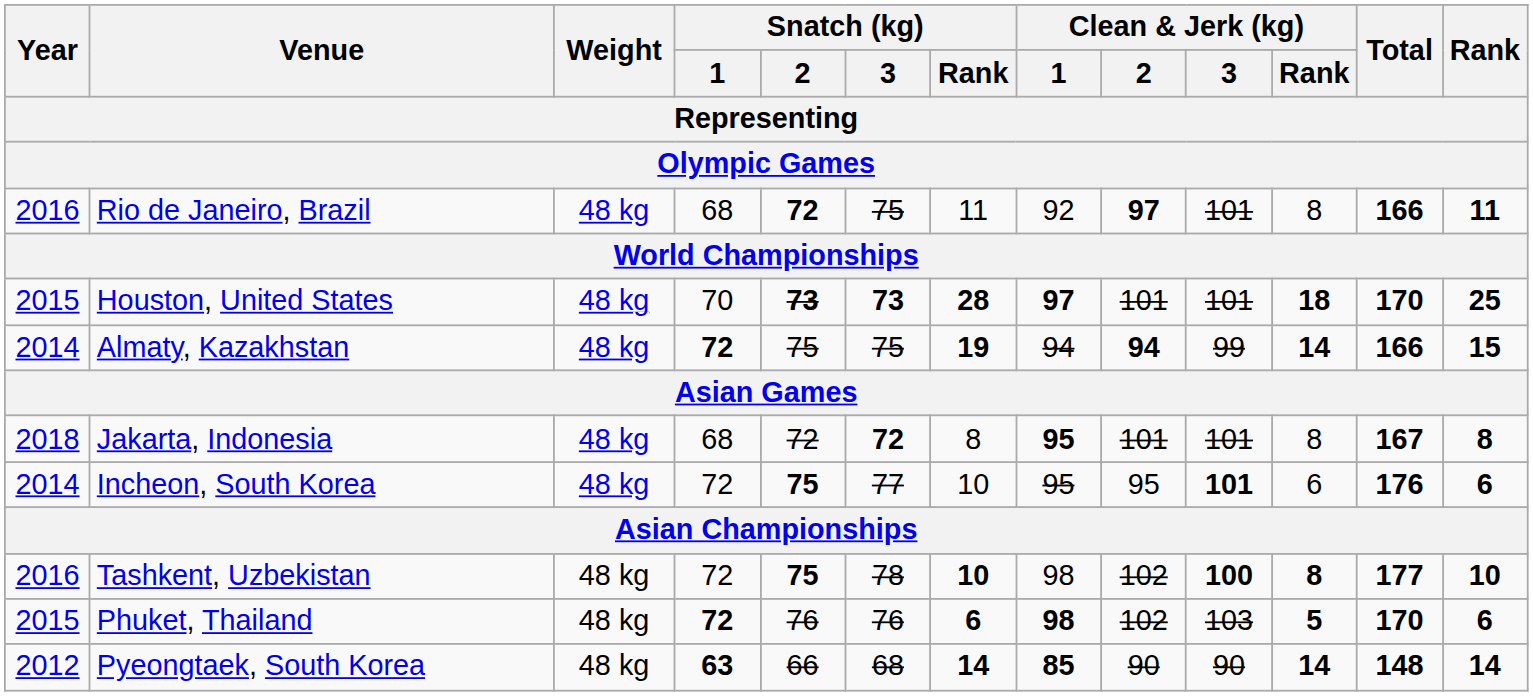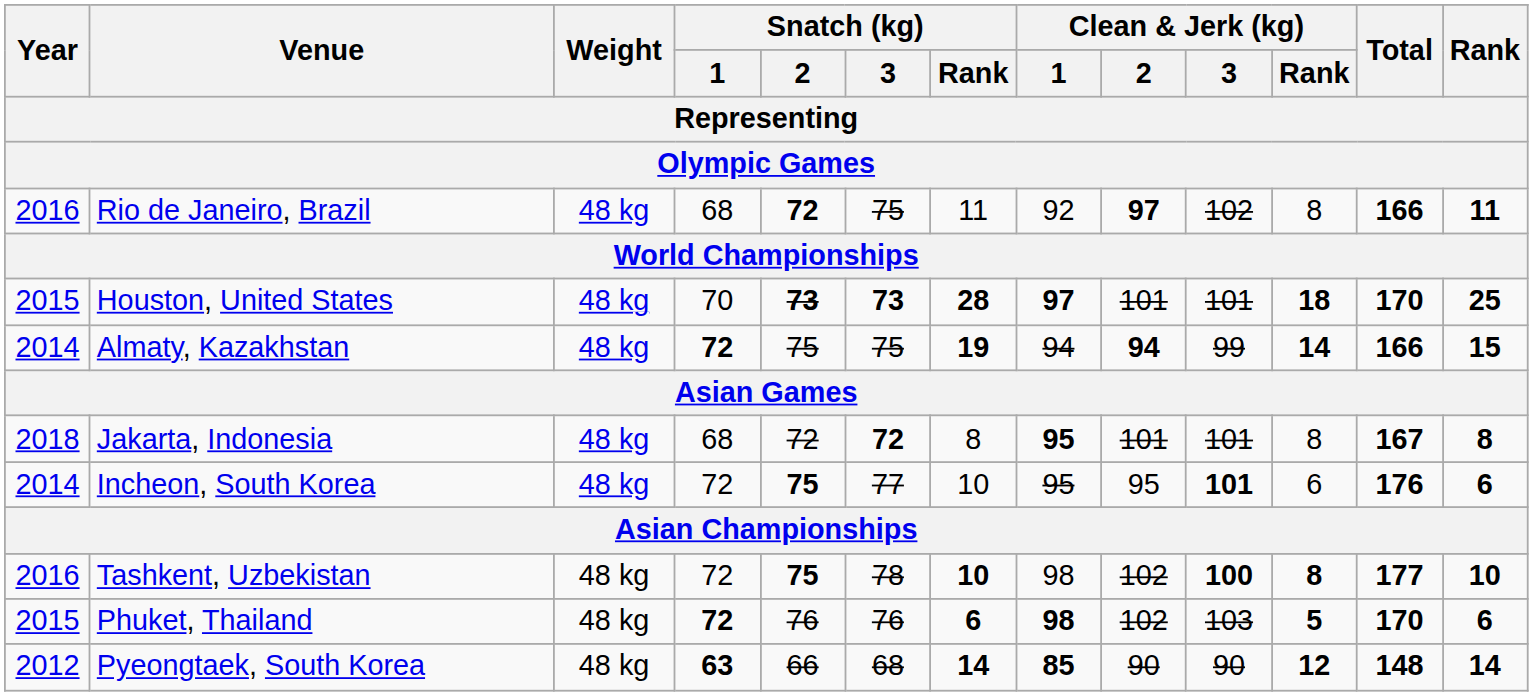(1229, 210) 101 -> (1229, 210) 102
(1314, 666) 14 -> (1314, 666) 12
